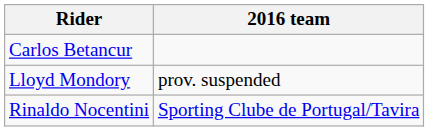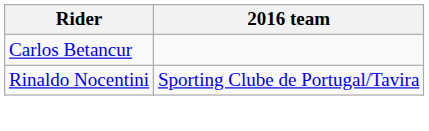- row: (70, 79)
